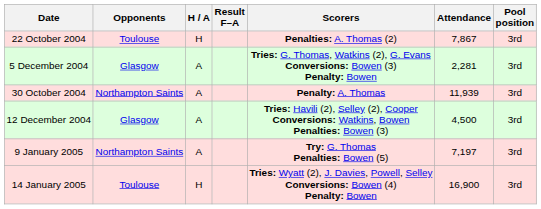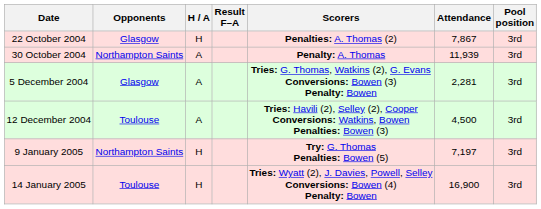(139, 39) Toulouse -> (139, 39) Glasgow
rows swapped: (49, 93) <-> (49, 66)
(139, 119) Glasgow -> (139, 119) Toulouse
(199, 152) A -> (199, 152) H
